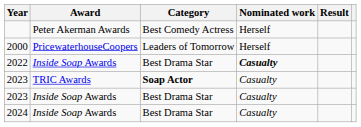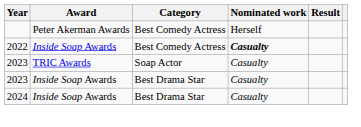- row: (17, 46)
(177, 63) Best Drama Star -> (180, 46) Best Comedy Actress
(168, 79) bold -> (158, 63) normal
